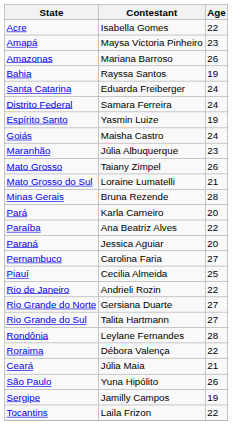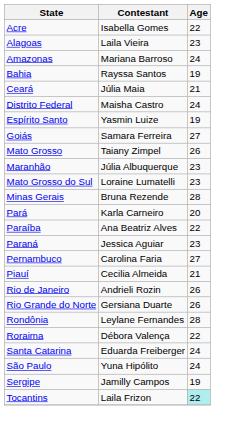+ row: (24, 43)
- row: (22, 43)
(213, 58) 26 -> (195, 58) 24
rows swapped: (20, 366) <-> (39, 89)
(136, 105) Samara Ferreira -> (132, 105) Maisha Castro
(132, 135) Maisha Castro -> (136, 135) Samara Ferreira
(213, 135) 24 -> (195, 135) 27
rows swapped: (28, 151) <-> (34, 166)
(213, 182) 21 -> (195, 182) 23
(213, 243) 20 -> (195, 243) 23
(213, 274) 25 -> (195, 274) 21
(213, 289) 22 -> (195, 289) 26
(213, 305) 27 -> (195, 305) 26
- row: (47, 320)
(213, 382) 26 -> (195, 366) 24
(213, 413) no background -> (195, 397) paleturquoise background
